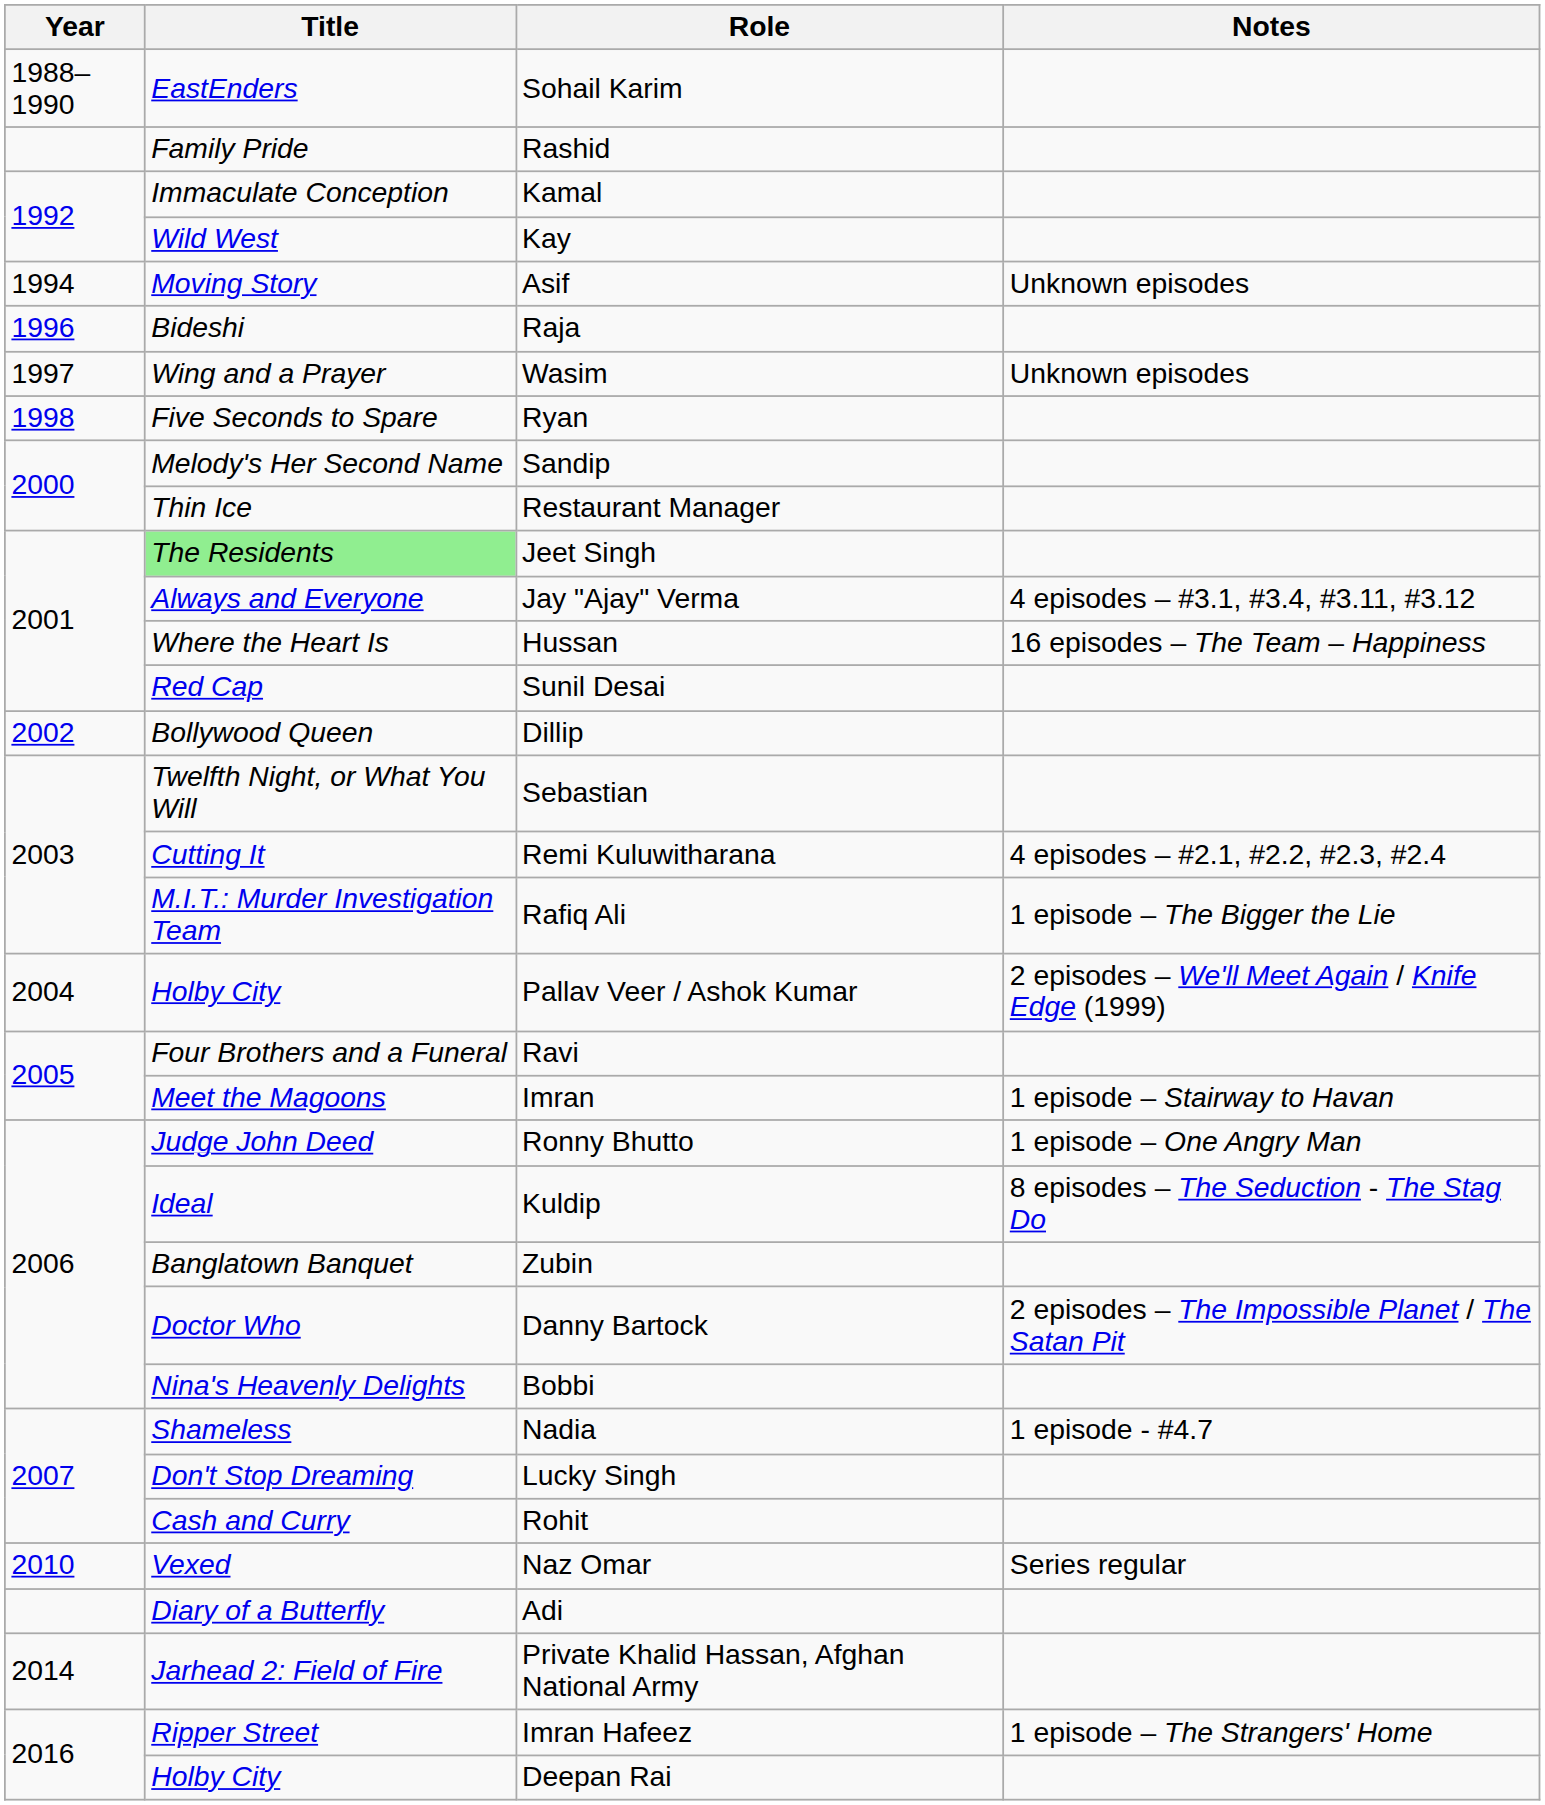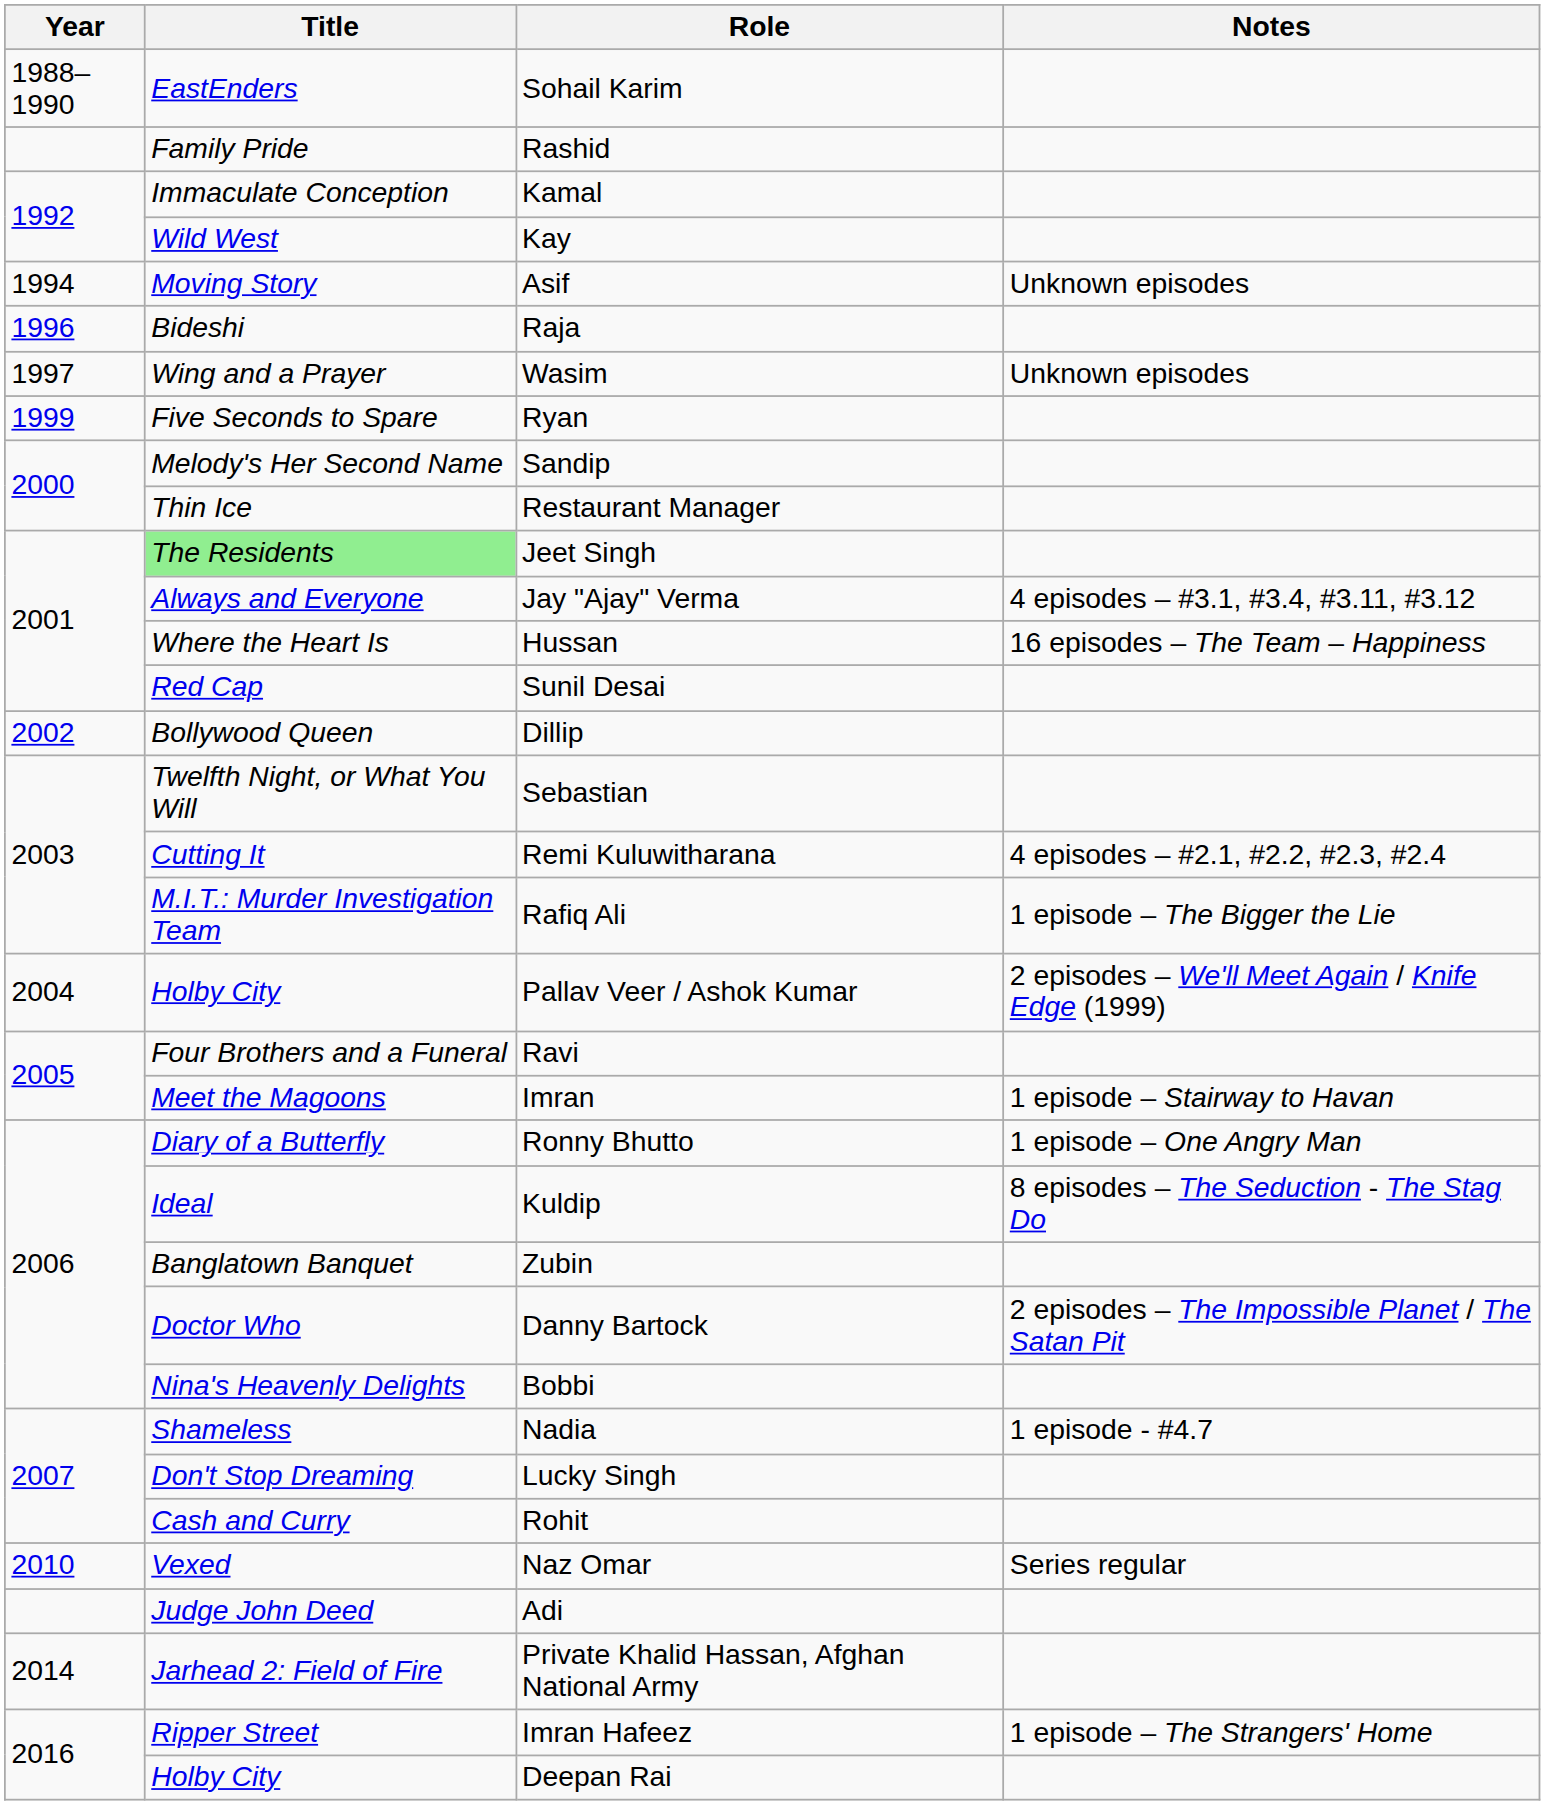(43, 418) 1998 -> (43, 418) 1999
(262, 1142) Judge John Deed -> (268, 1142) Diary of a Butterfly
(268, 1610) Diary of a Butterfly -> (262, 1610) Judge John Deed
